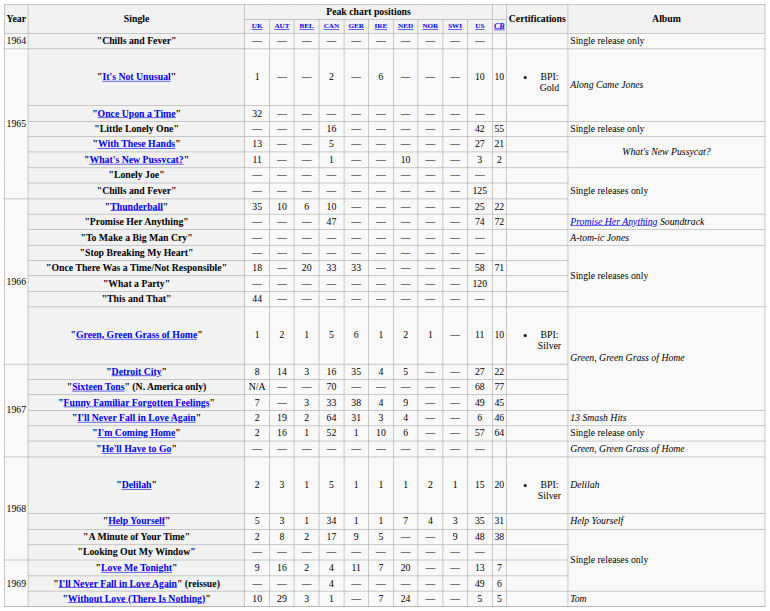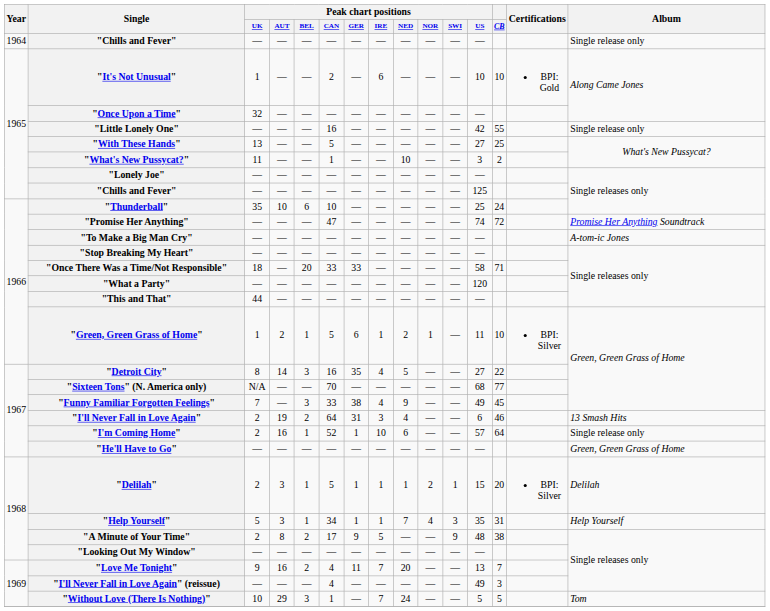(499, 144) 21 -> (499, 144) 25
(499, 206) 22 -> (499, 206) 24
(499, 583) 6 -> (499, 583) 3
